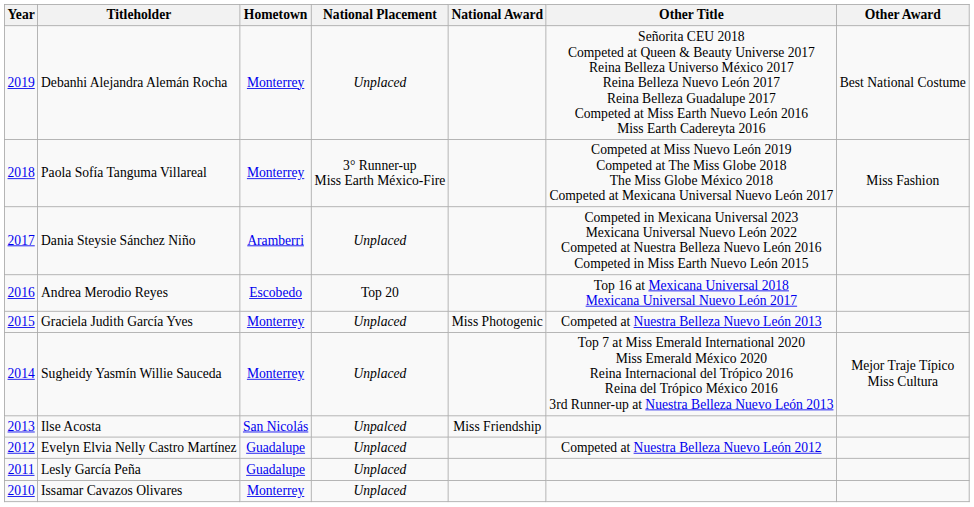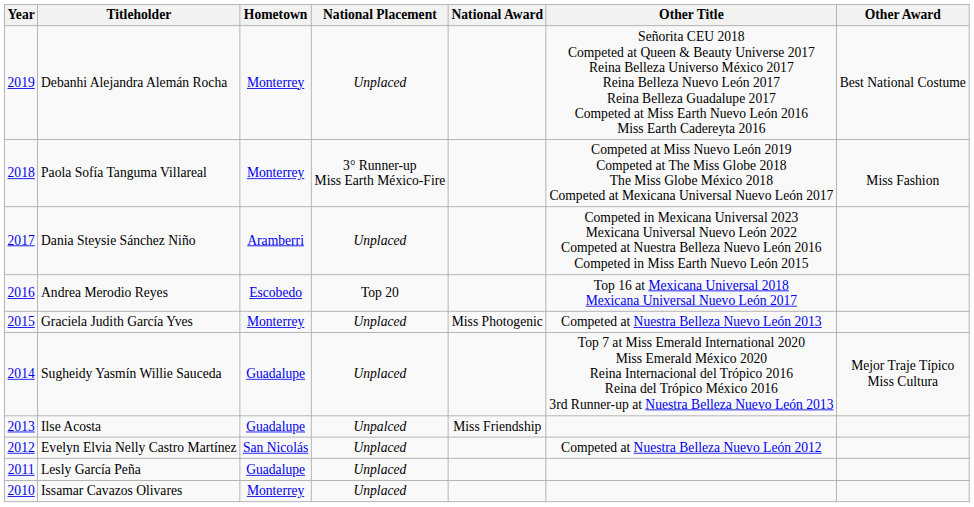(276, 374) Monterrey -> (276, 374) Guadalupe
(276, 426) San Nicolás -> (276, 426) Guadalupe
(276, 447) Guadalupe -> (276, 447) San Nicolás
